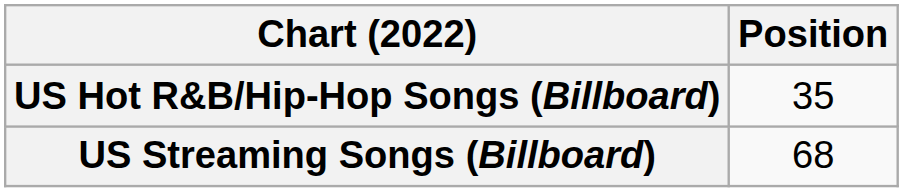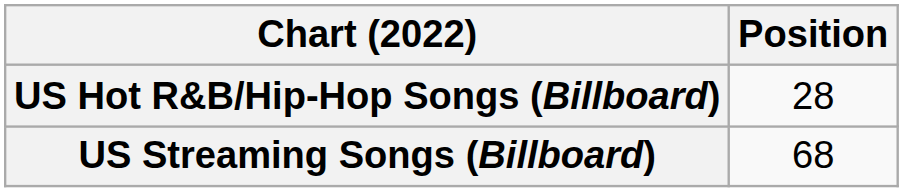(813, 95) 35 -> (813, 95) 28
